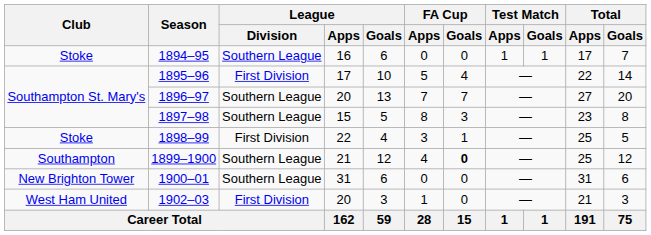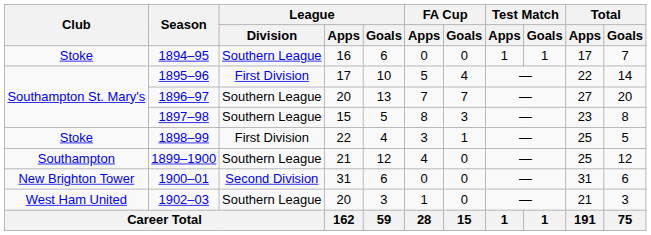(464, 158) bold -> (464, 158) normal
(272, 179) Southern League -> (272, 179) Second Division
(272, 199) First Division -> (272, 199) Southern League
